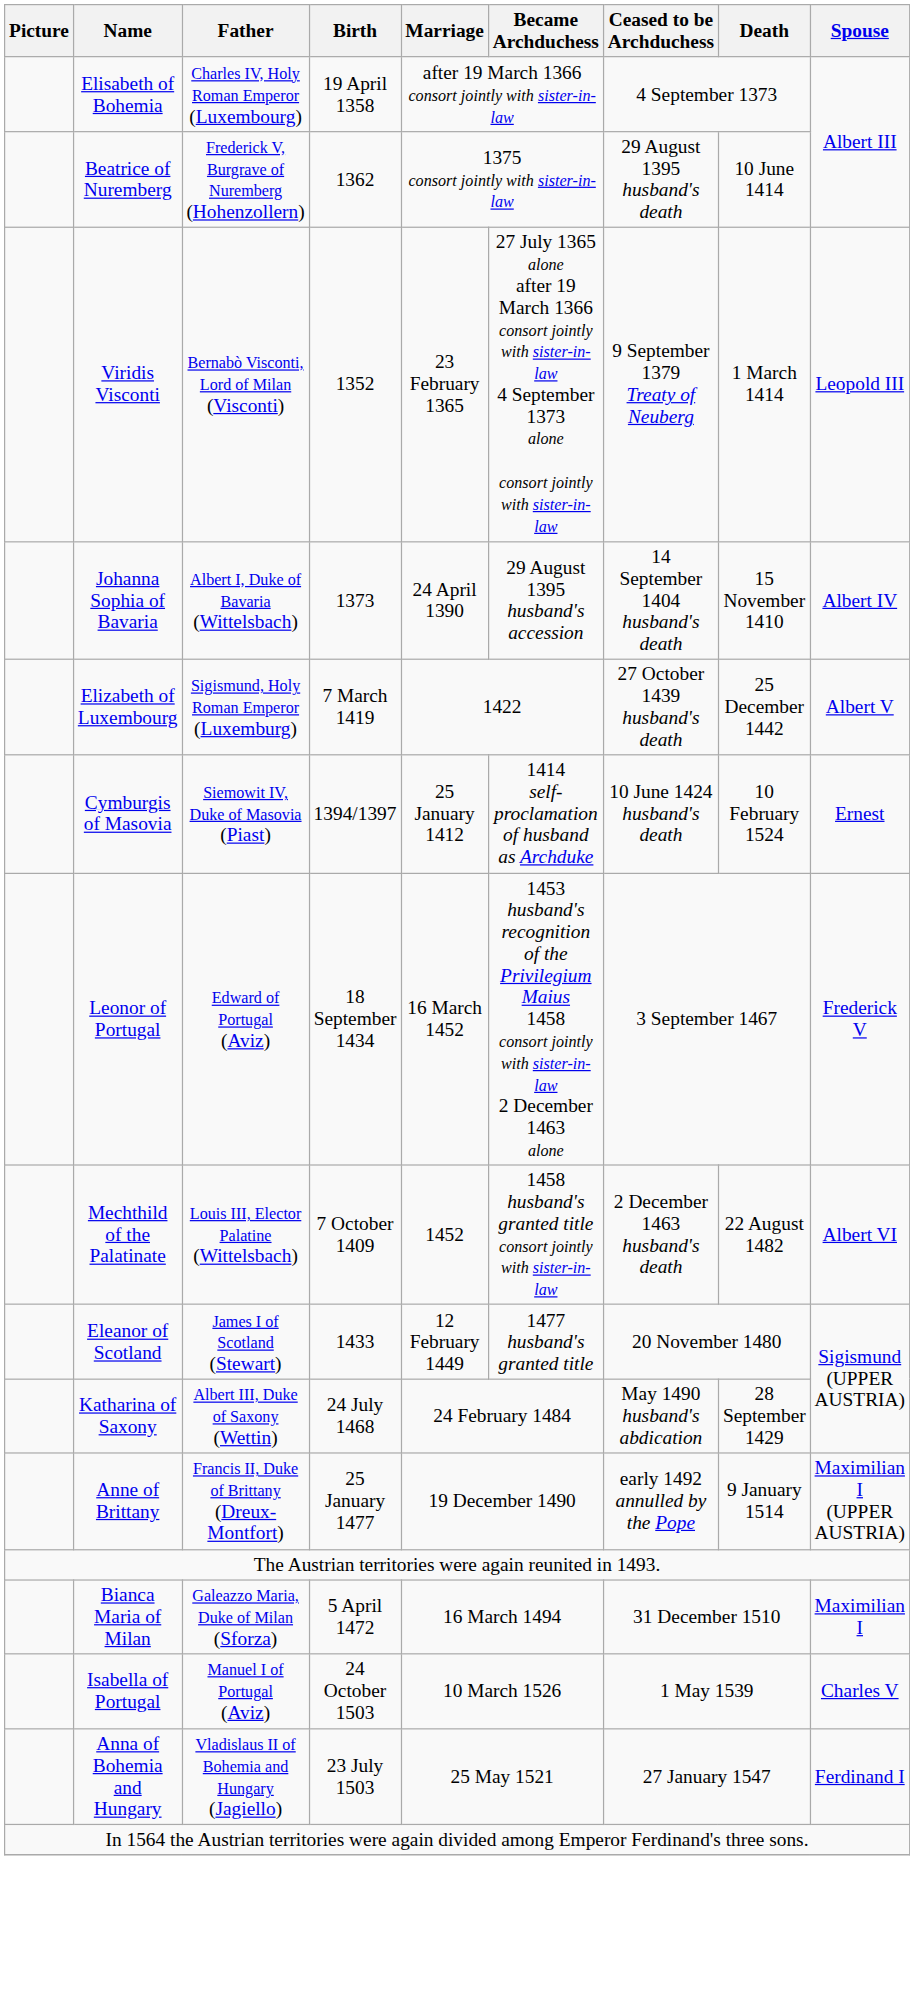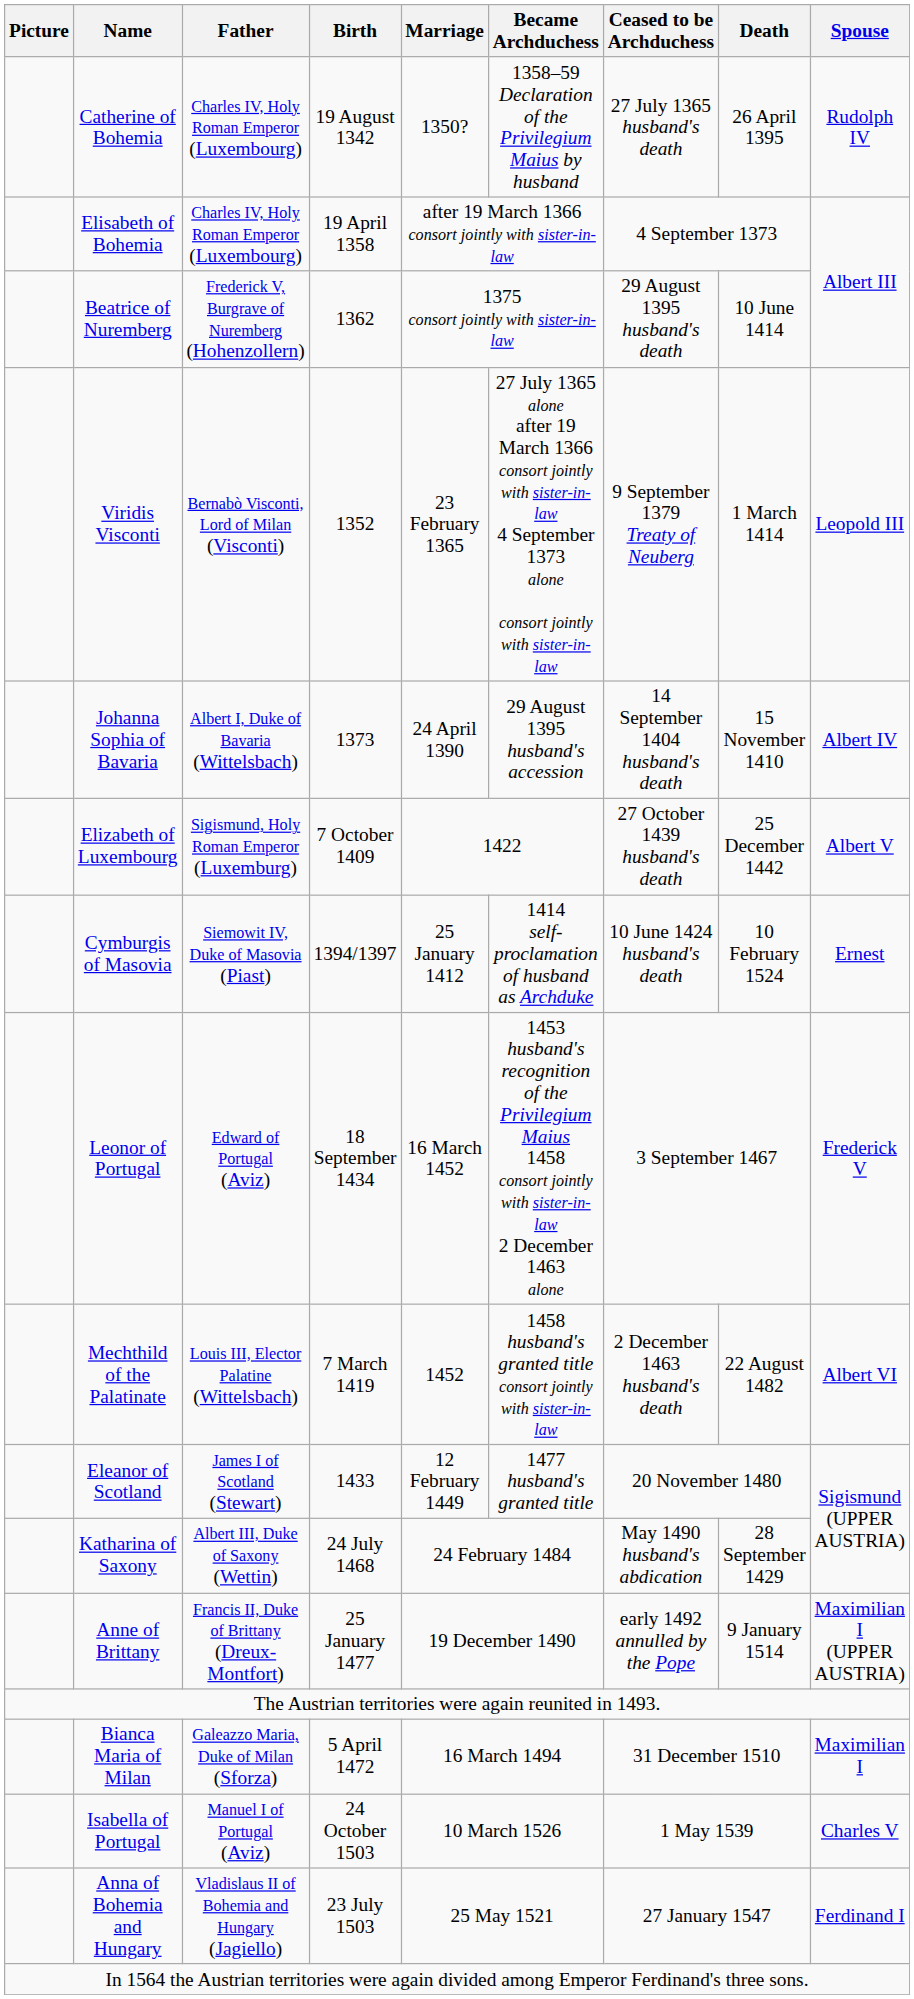+ row: (128, 126)
(355, 706) 7 March 1419 -> (355, 846) 7 October 1409
(355, 1234) 7 October 1409 -> (355, 1374) 7 March 1419
